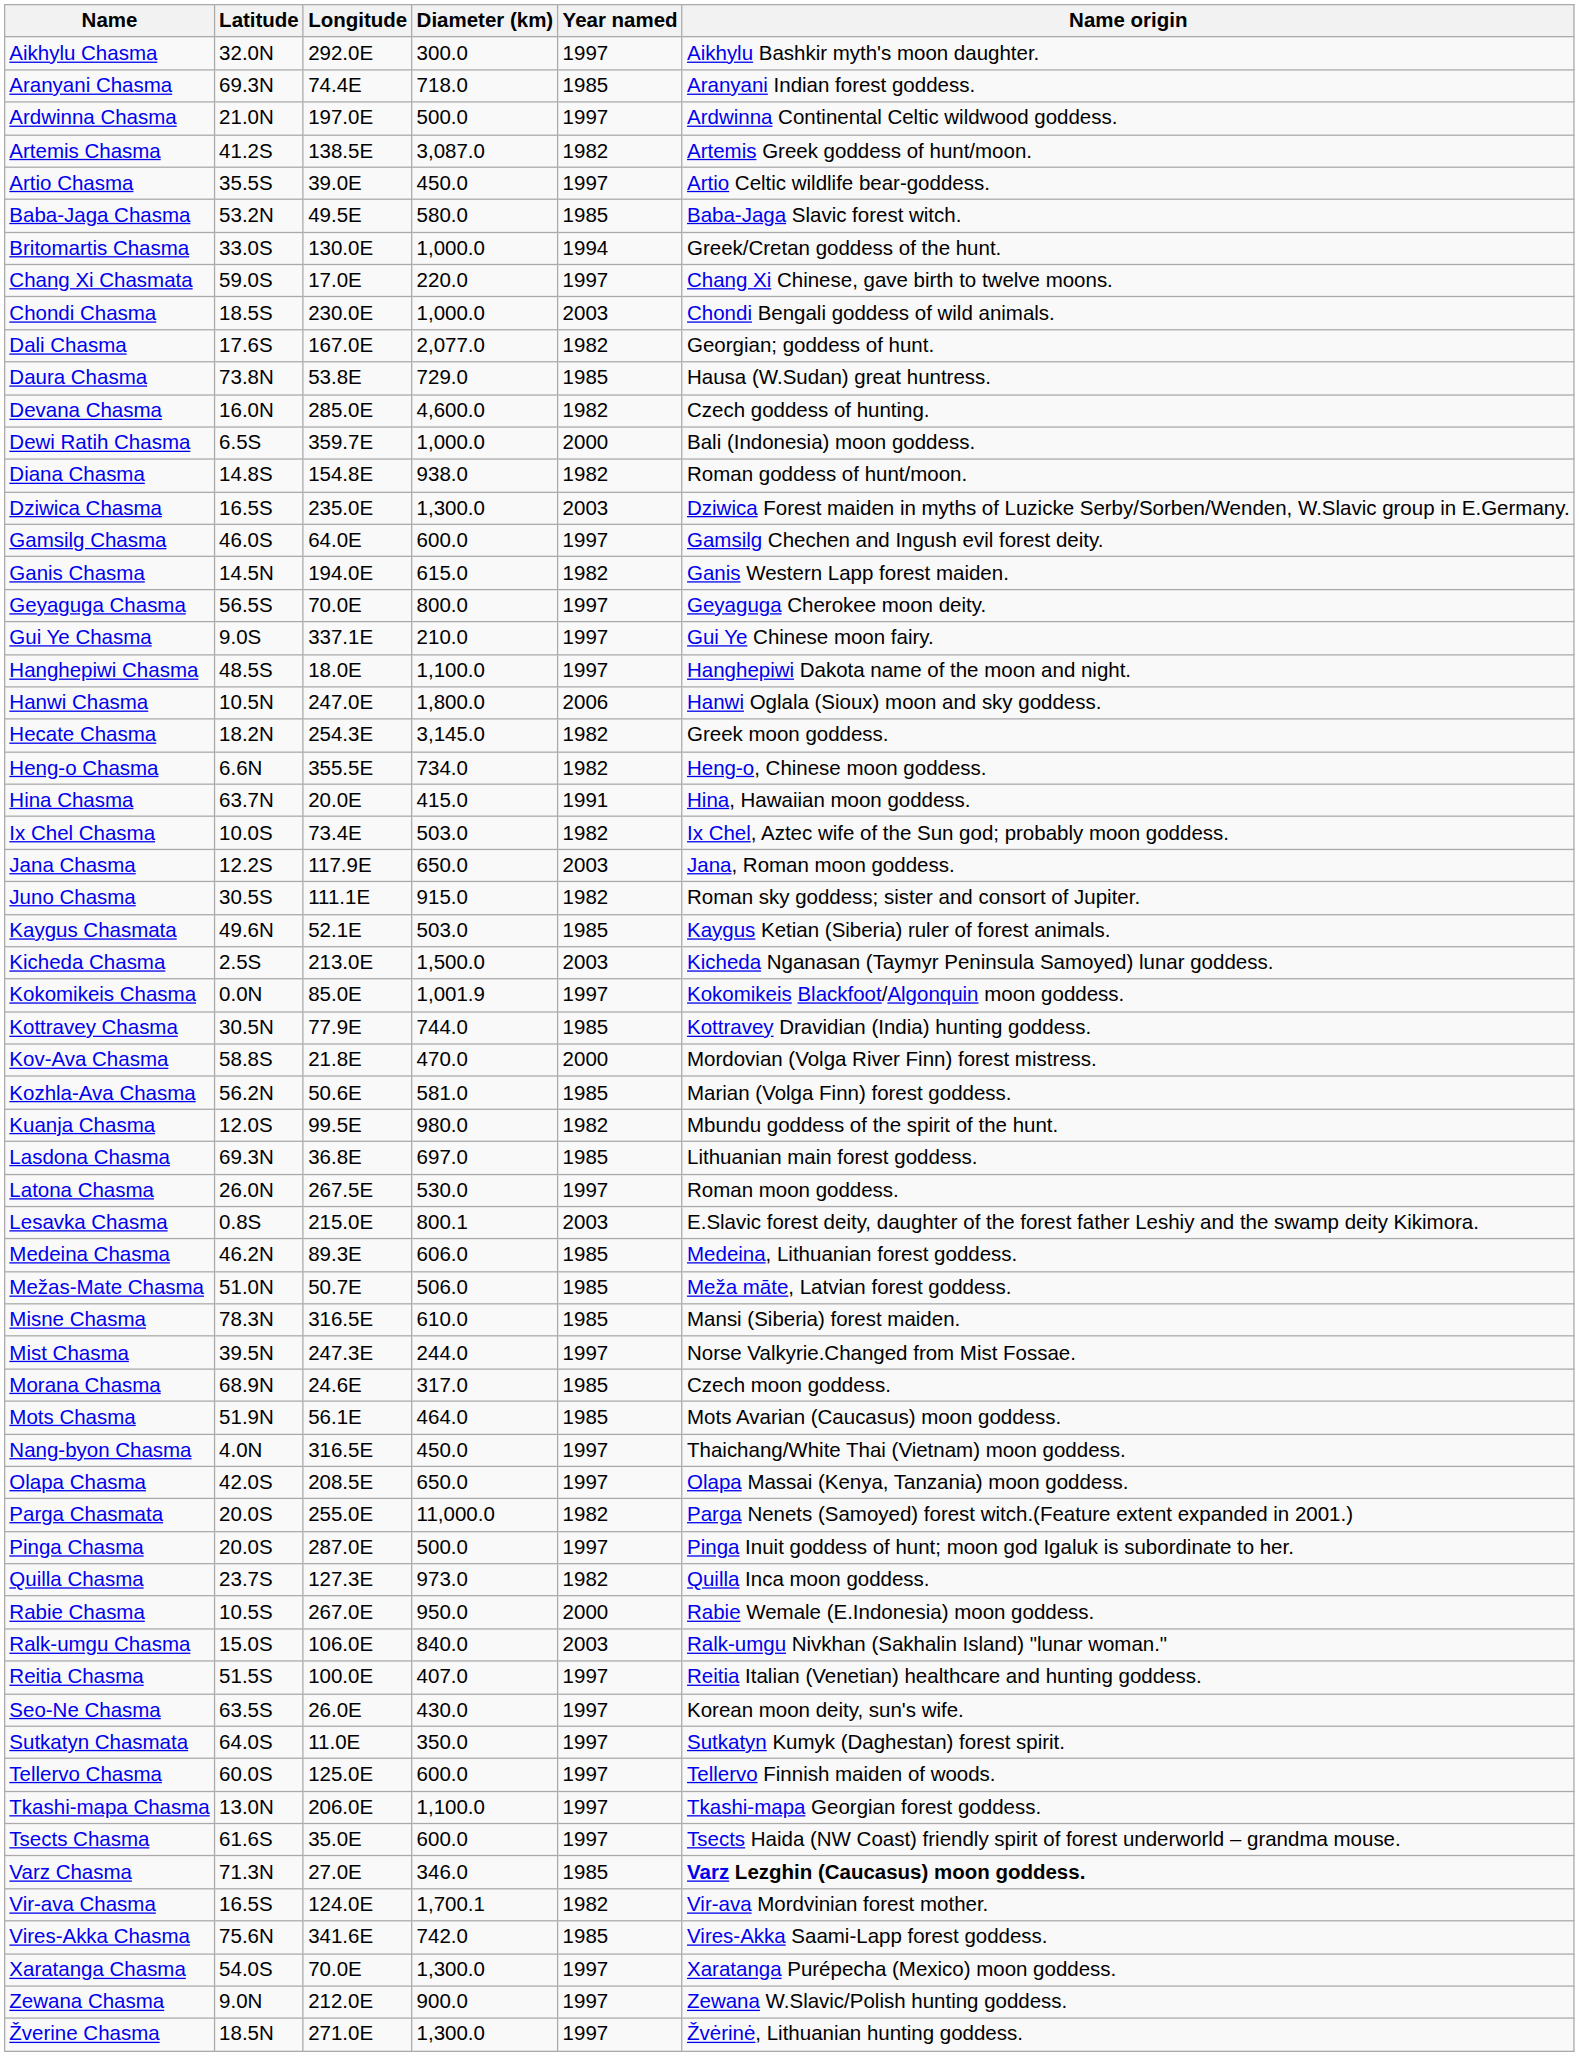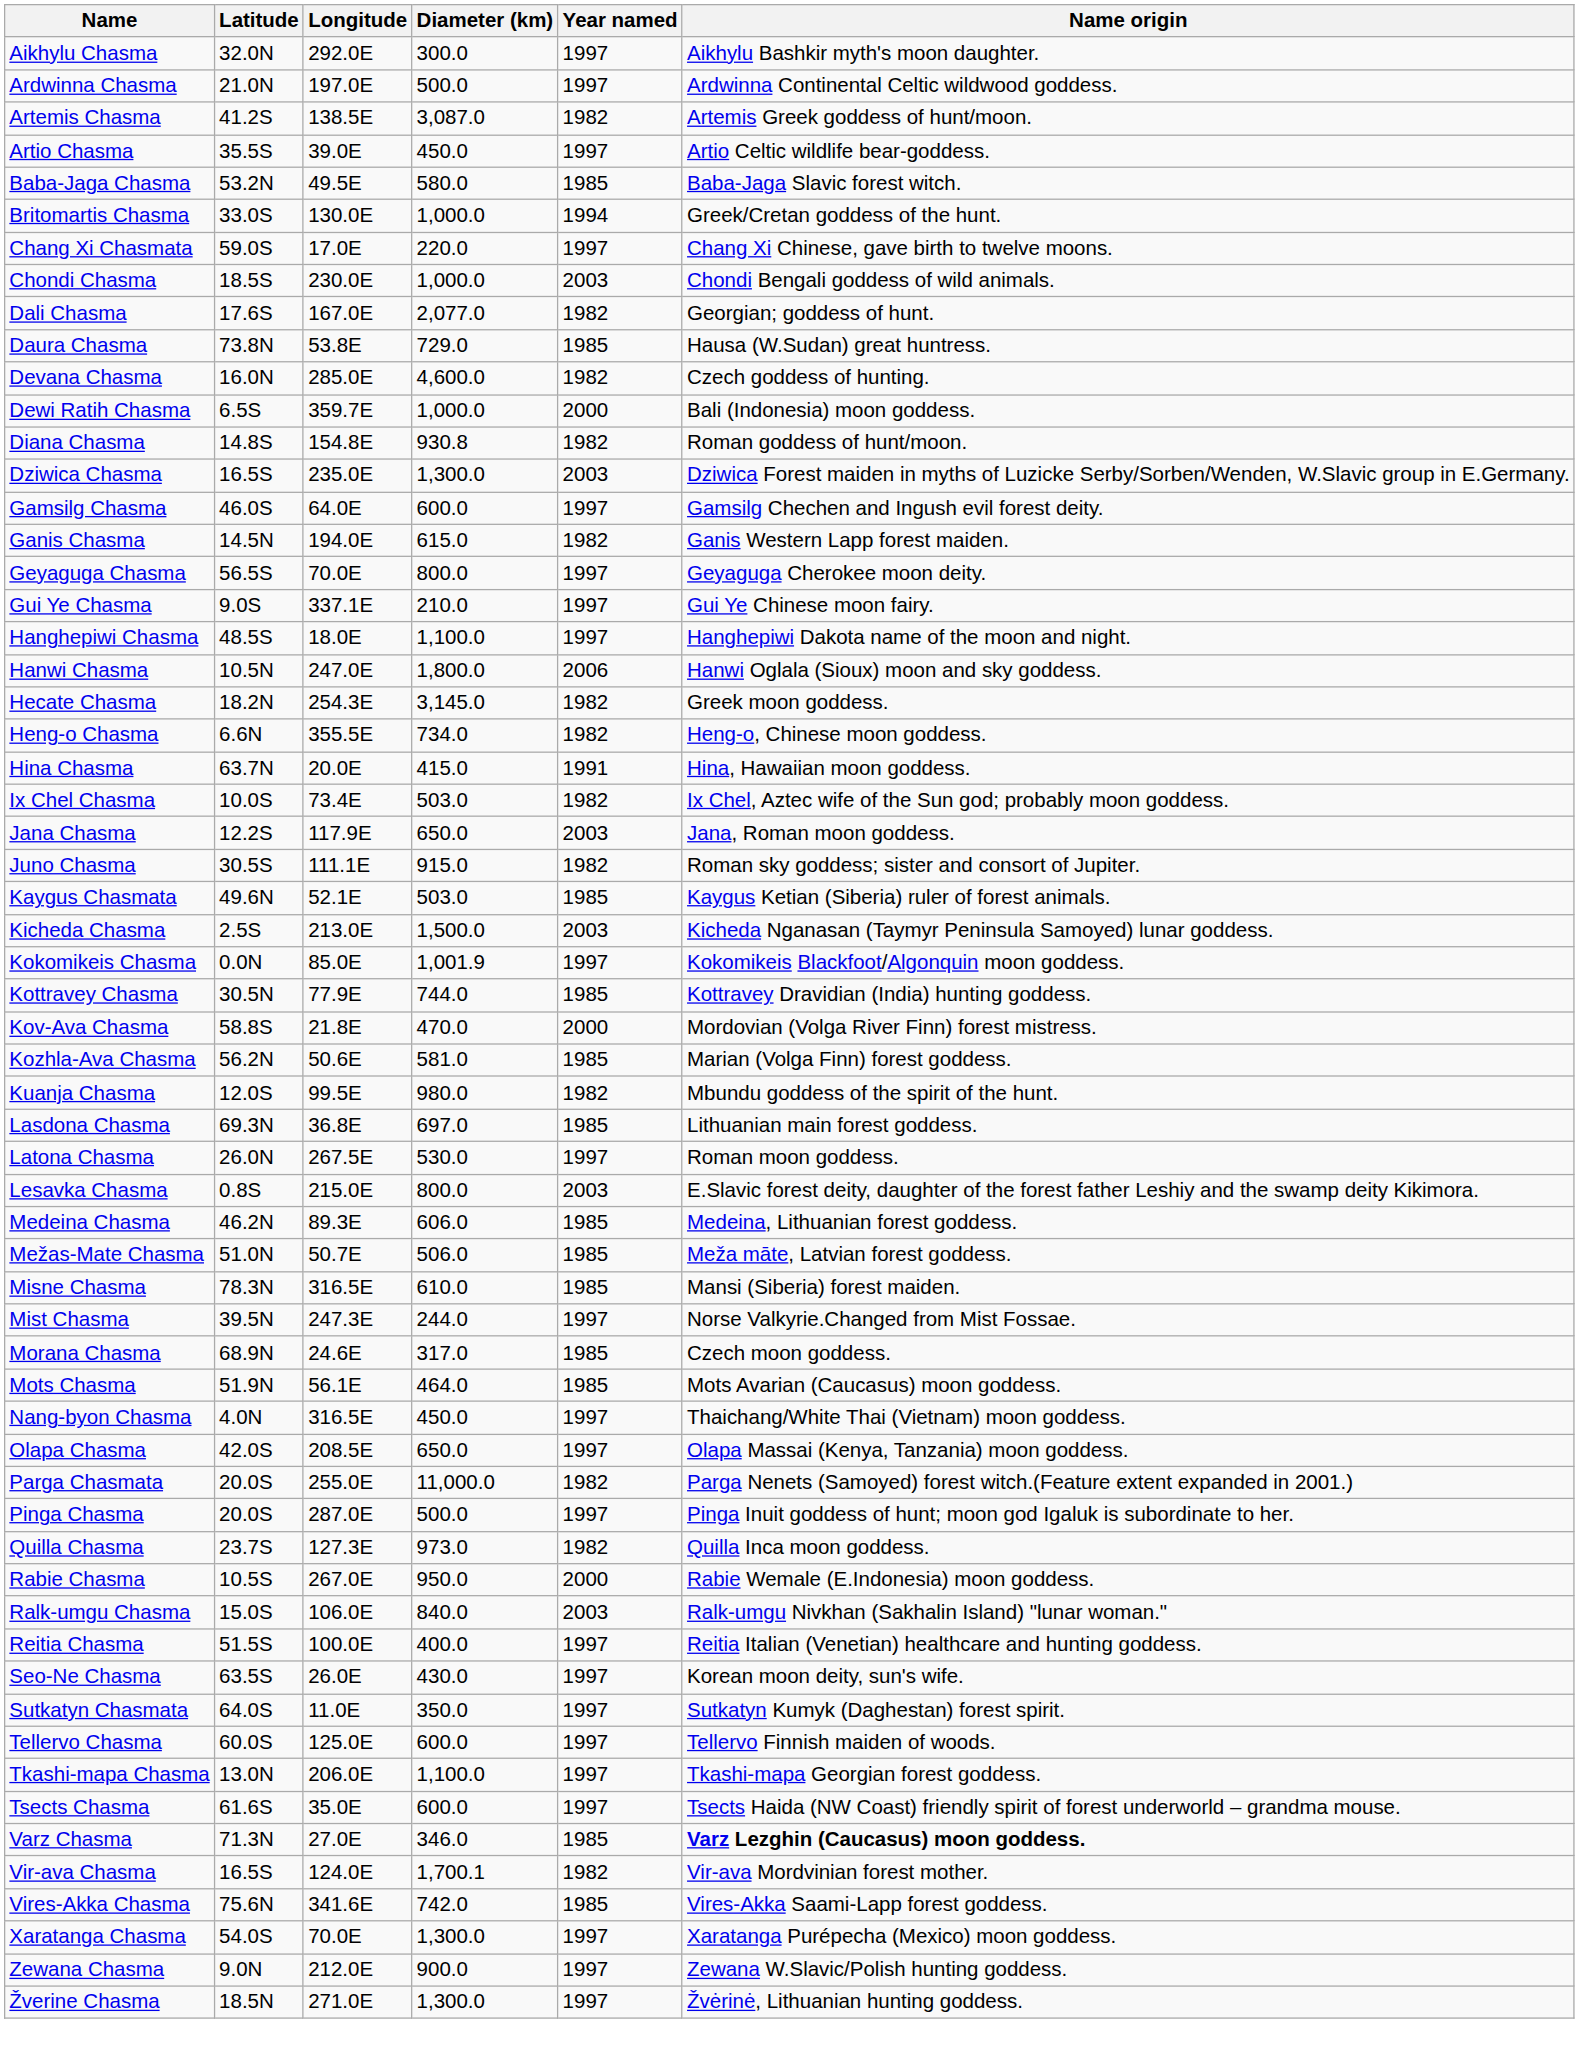- row: (91, 85)
(442, 475) 938.0 -> (442, 442) 930.8
(442, 1222) 800.1 -> (442, 1190) 800.0
(442, 1677) 407.0 -> (442, 1644) 400.0
